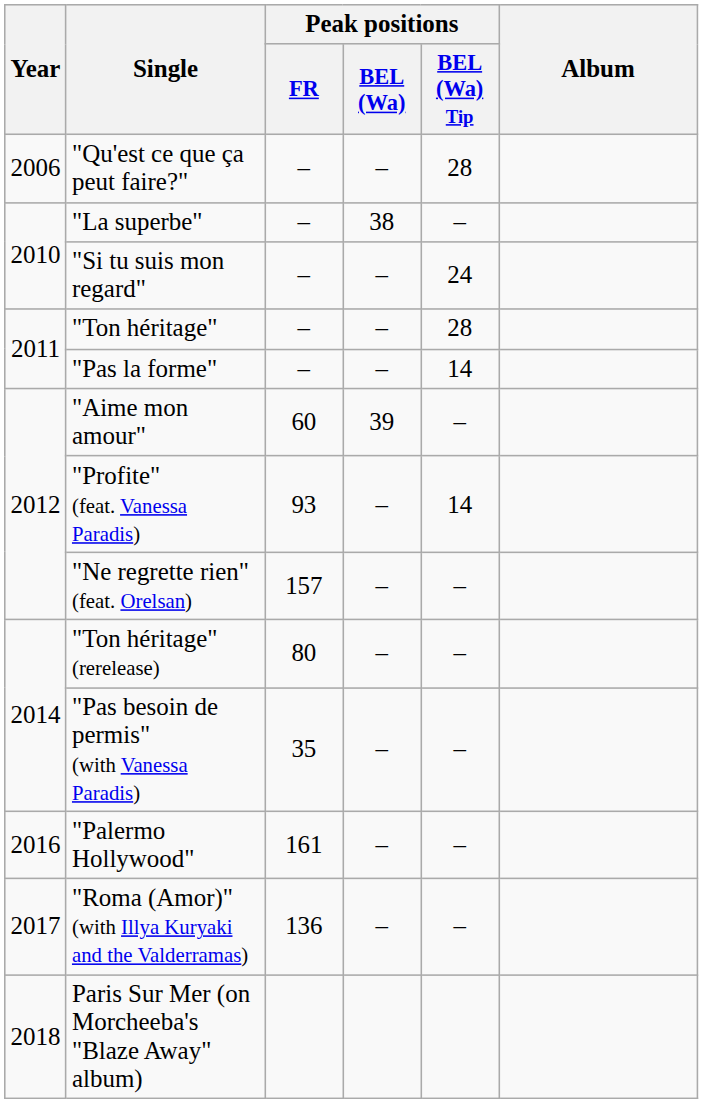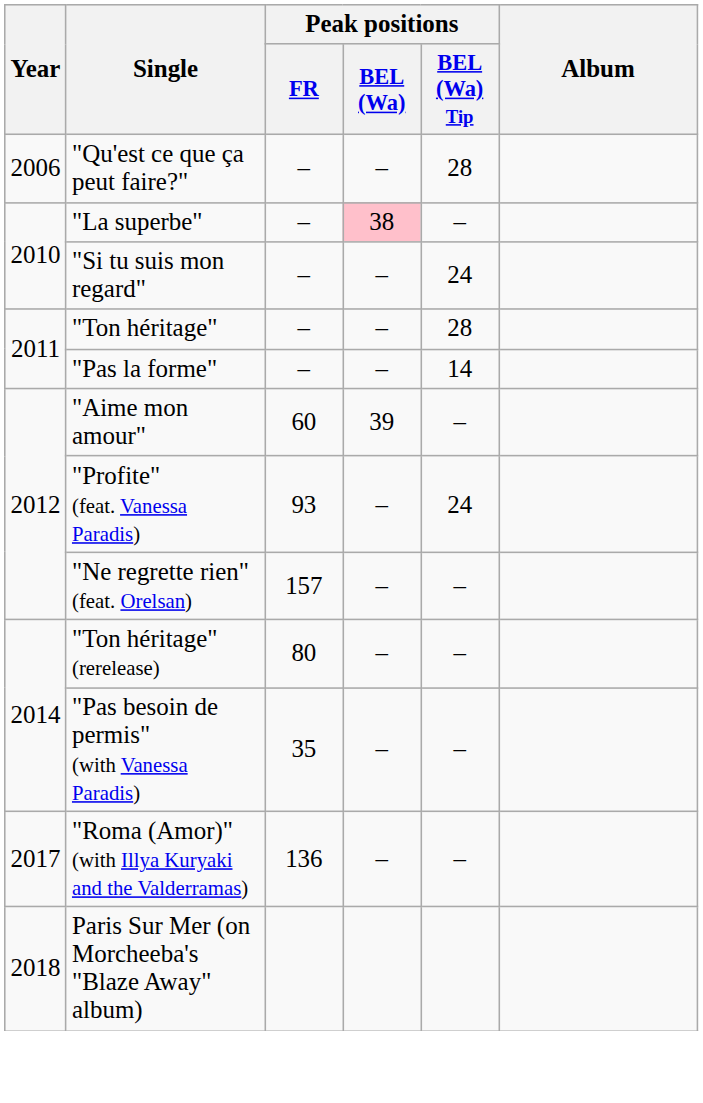(382, 221) no background -> (382, 221) pink background
(460, 503) 14 -> (460, 503) 24
- row: (133, 844)
